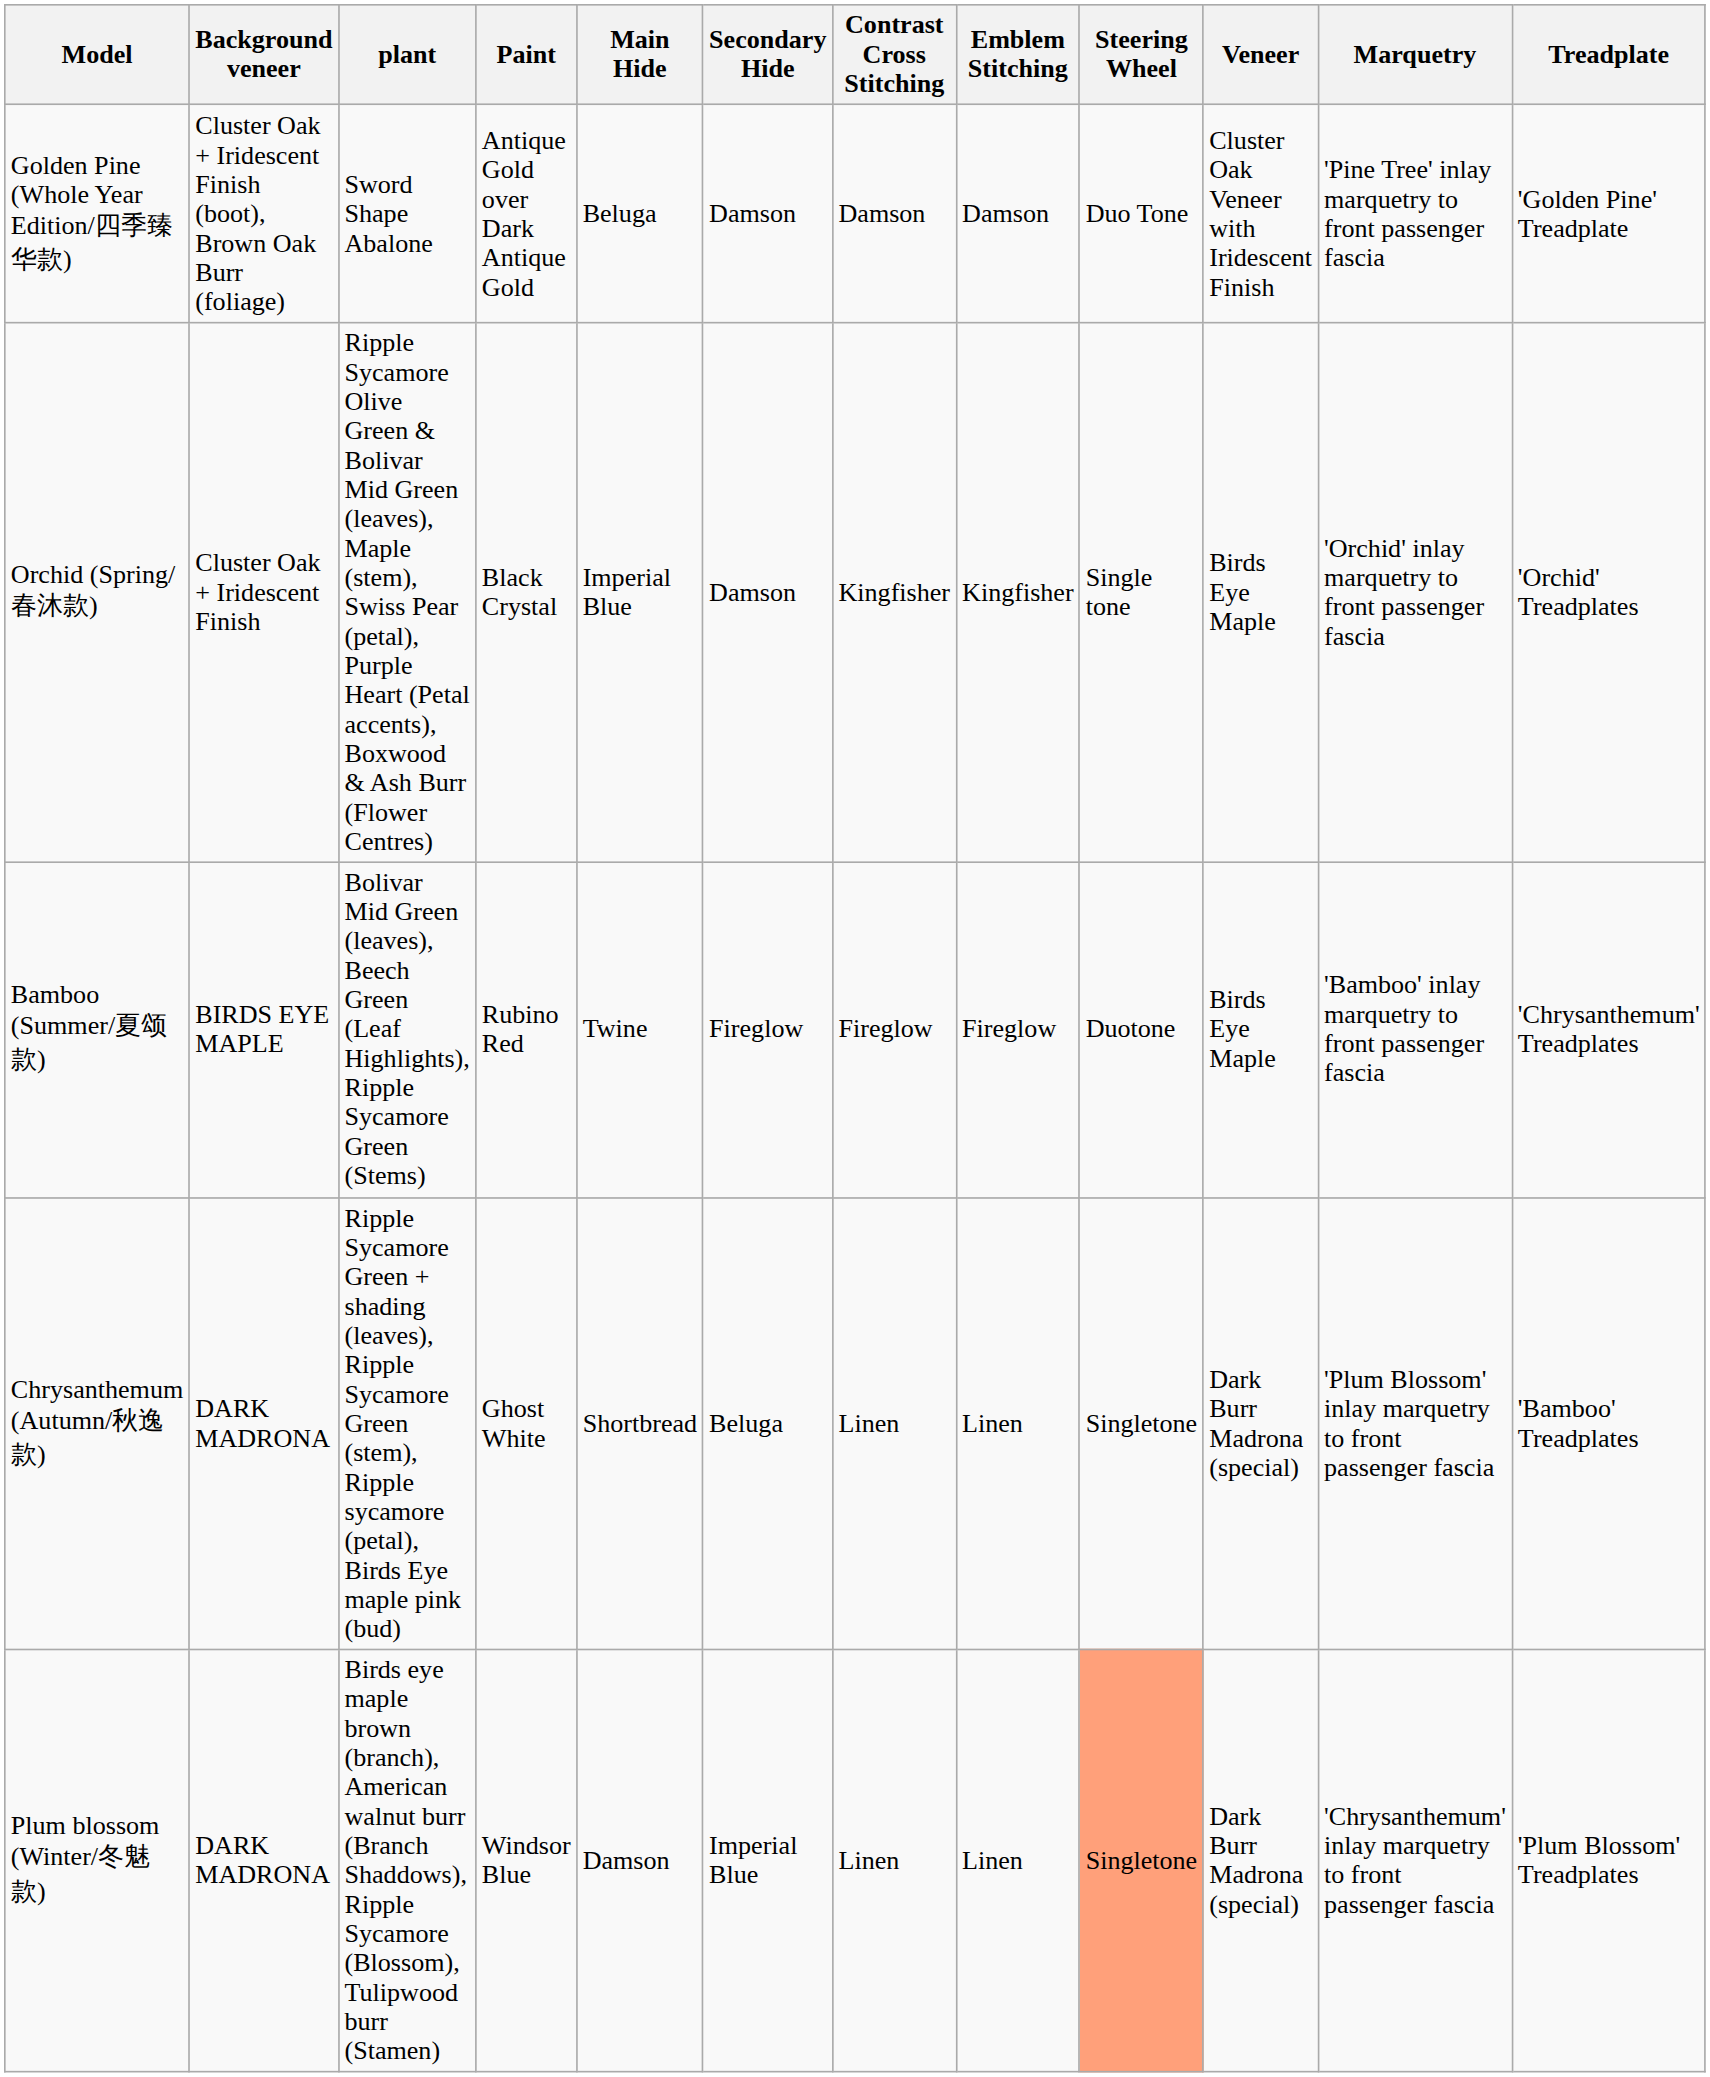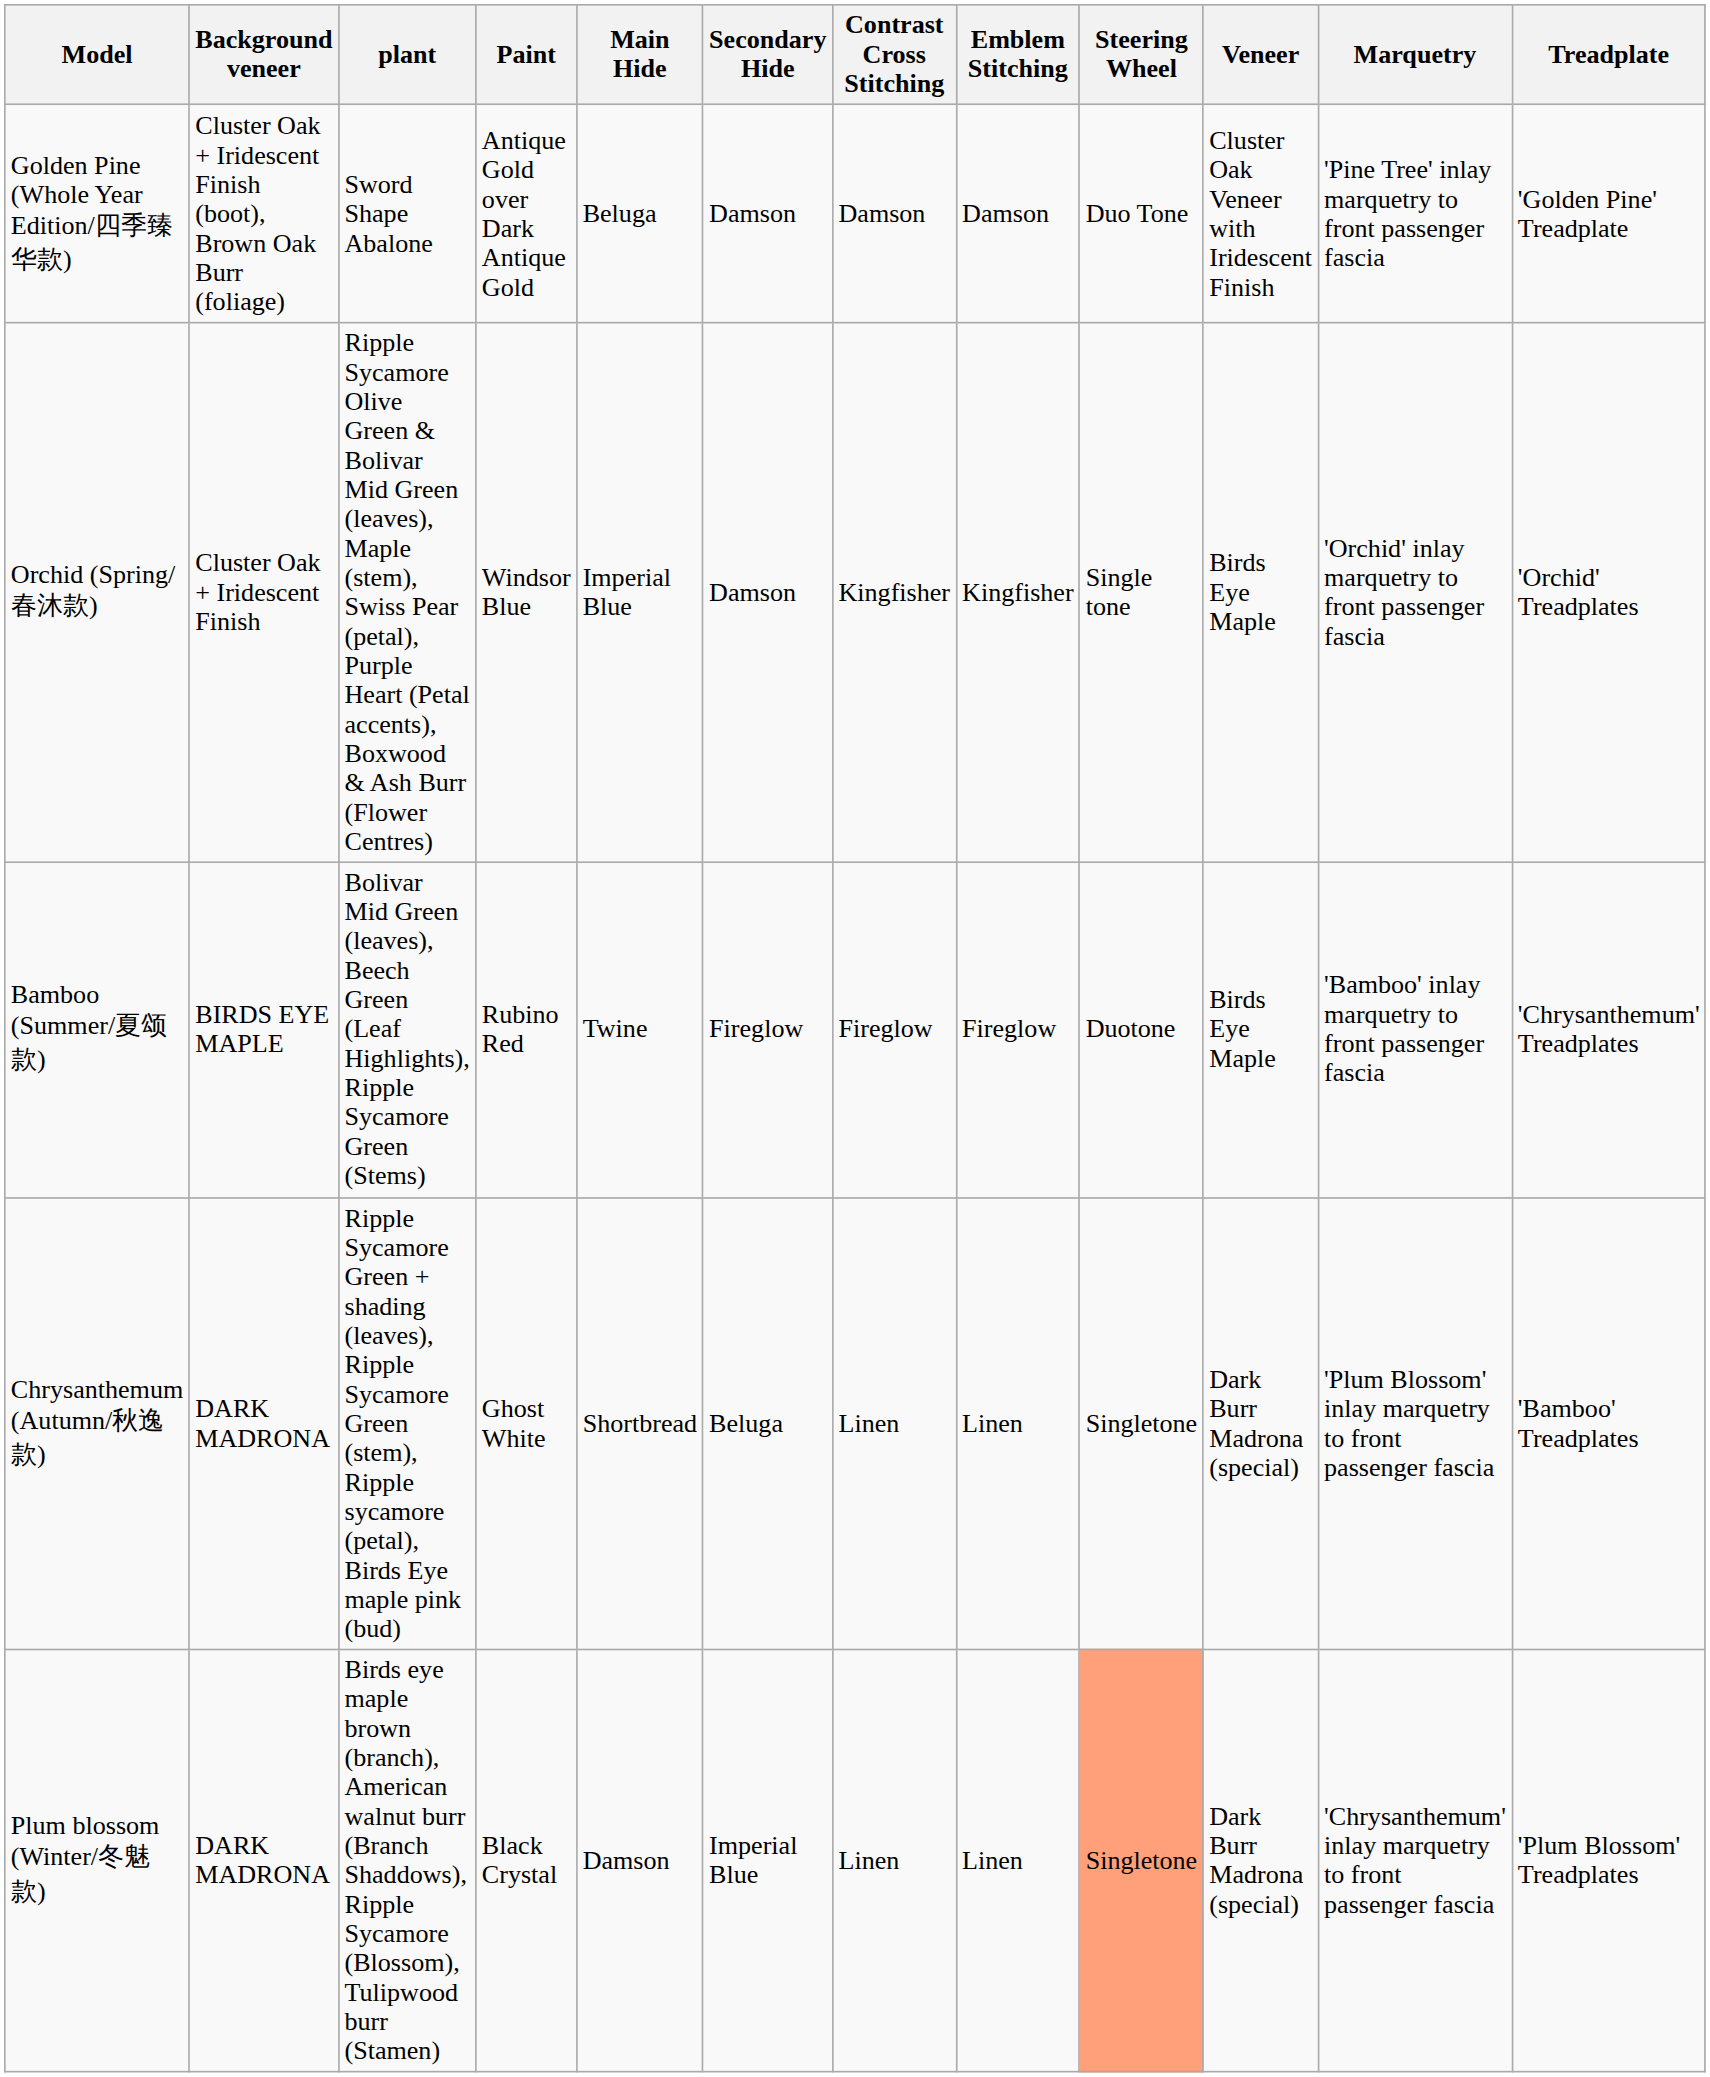(520, 592) Black Crystal -> (526, 592) Windsor Blue
(526, 1860) Windsor Blue -> (520, 1860) Black Crystal
